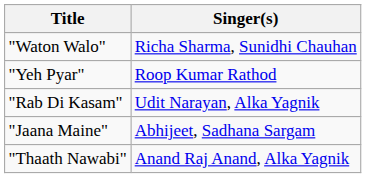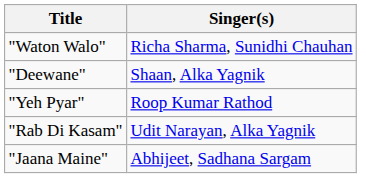+ row: (47, 74)
- row: (68, 159)
